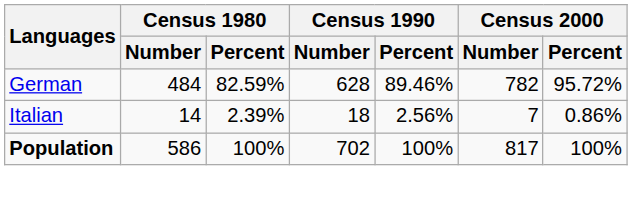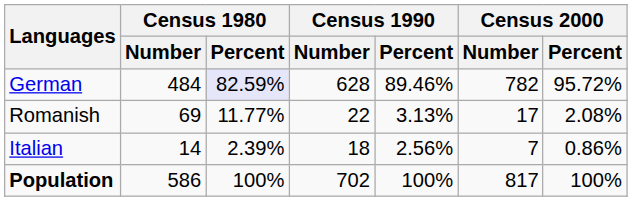(250, 84) no background -> (250, 84) lavender background
+ row: (55, 116)
